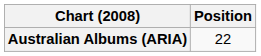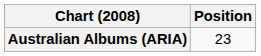(223, 39) 22 -> (223, 39) 23
